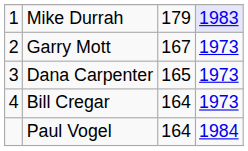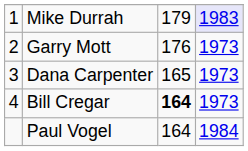(176, 46) 167 -> (176, 46) 176
(176, 103) normal -> (176, 103) bold
